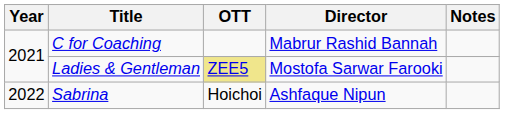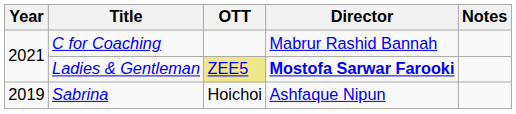(356, 69) normal -> (362, 69) bold
(26, 95) 2022 -> (26, 95) 2019
